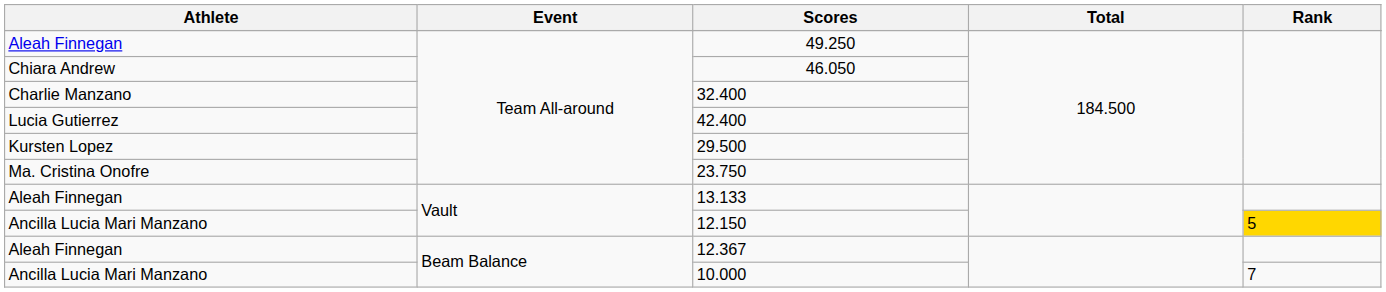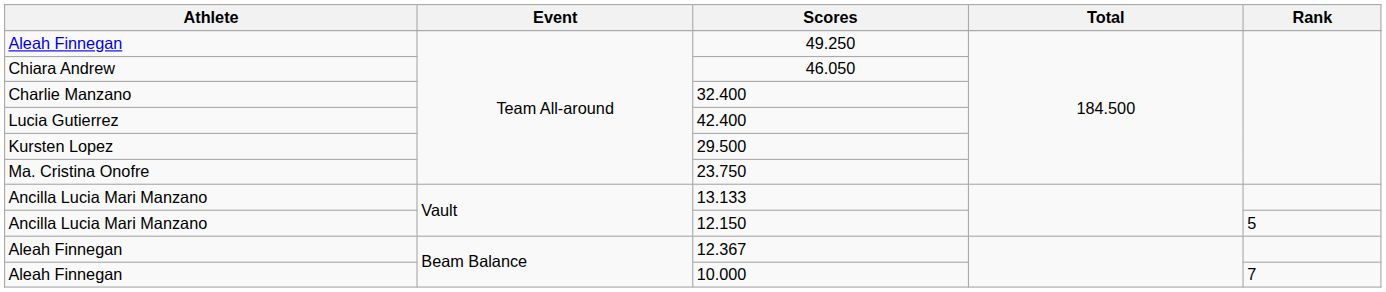(65, 198) Aleah Finnegan -> (108, 198) Ancilla Lucia Mari Manzano
(1252, 223) gold background -> (1252, 223) no background
(108, 275) Ancilla Lucia Mari Manzano -> (65, 275) Aleah Finnegan
